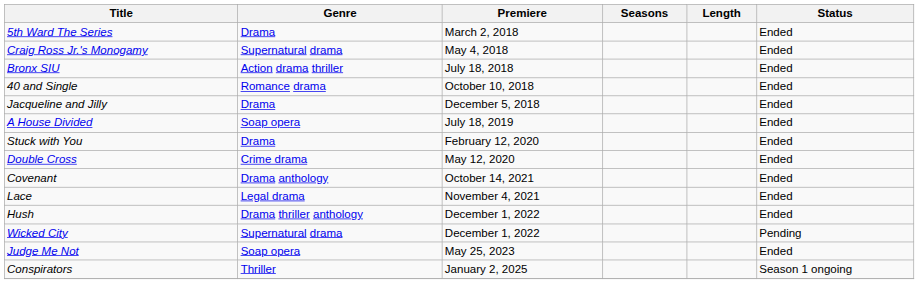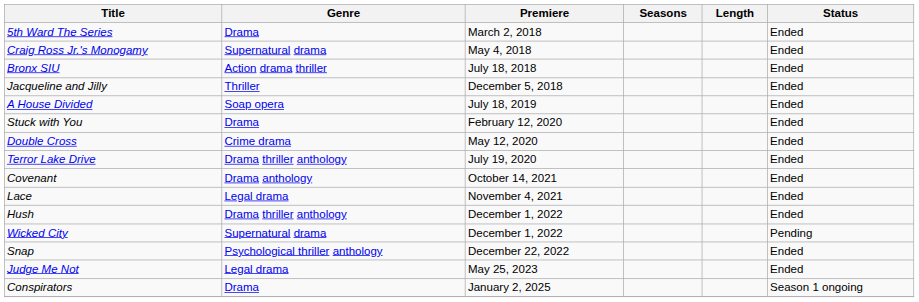- row: (42, 86)
(258, 104) Drama -> (242, 86) Thriller
+ row: (51, 159)
+ row: (20, 251)
(270, 251) Soap opera -> (256, 269) Legal drama
(258, 269) Thriller -> (242, 287) Drama
